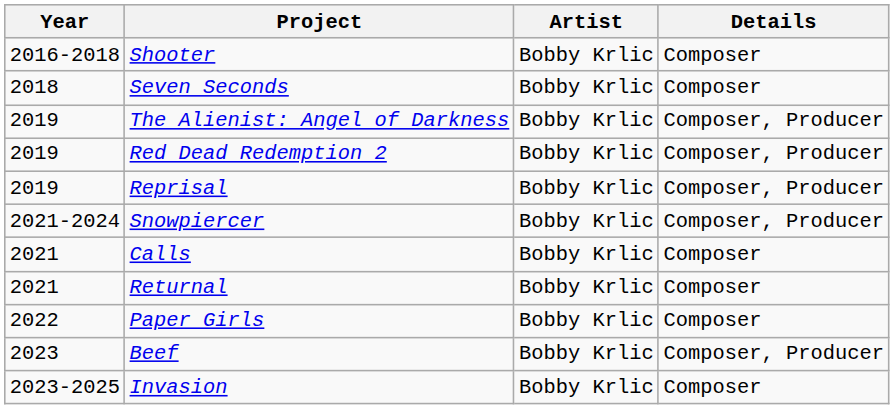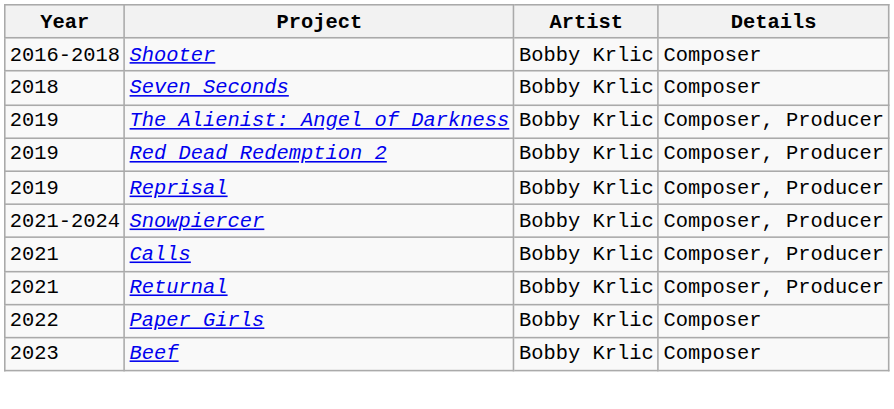(712, 254) Composer -> (774, 254) Composer, Producer
(712, 288) Composer -> (774, 288) Composer, Producer
(774, 354) Composer, Producer -> (712, 354) Composer
- row: (179, 387)
